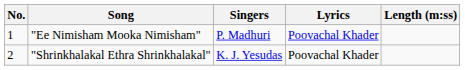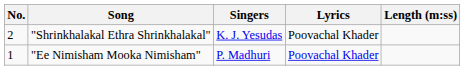rows swapped: (116, 35) <-> (121, 55)
